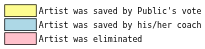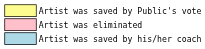rows swapped: (120, 25) <-> (91, 39)
